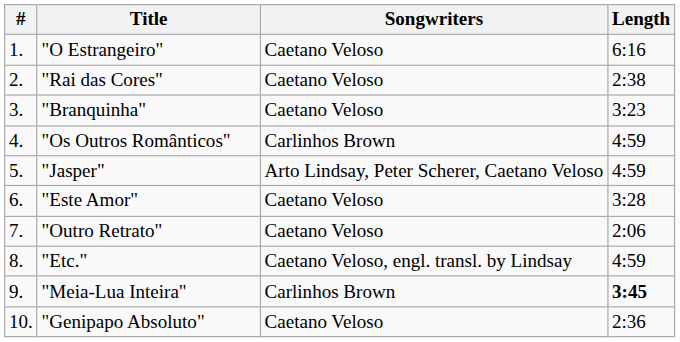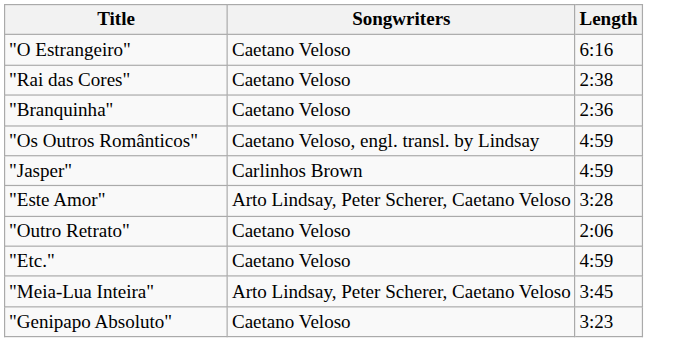- column: (21, 19)
(629, 110) 3:23 -> (596, 110) 2:36
(330, 140) Carlinhos Brown -> (386, 140) Caetano Veloso, engl. transl. by Lindsay
(434, 170) Arto Lindsay, Peter Scherer, Caetano Veloso -> (297, 170) Carlinhos Brown
(324, 200) Caetano Veloso -> (401, 200) Arto Lindsay, Peter Scherer, Caetano Veloso
(418, 261) Caetano Veloso, engl. transl. by Lindsay -> (291, 261) Caetano Veloso
(330, 291) Carlinhos Brown -> (401, 291) Arto Lindsay, Peter Scherer, Caetano Veloso
(629, 291) bold -> (596, 291) normal
(629, 321) 2:36 -> (596, 321) 3:23
